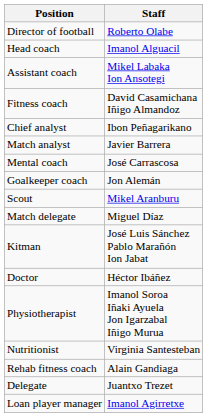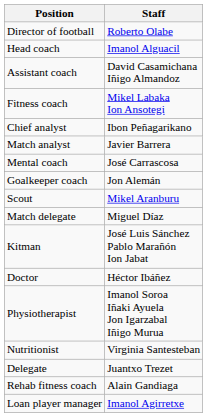(139, 72) Mikel Labaka Ion Ansotegi -> (152, 72) David Casamichana Iñigo Almandoz
(152, 103) David Casamichana Iñigo Almandoz -> (139, 103) Mikel Labaka Ion Ansotegi
rows swapped: (52, 368) <-> (27, 385)
